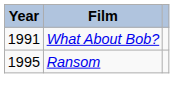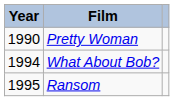+ row: (92, 39)
(24, 39) 1991 -> (24, 62) 1994
